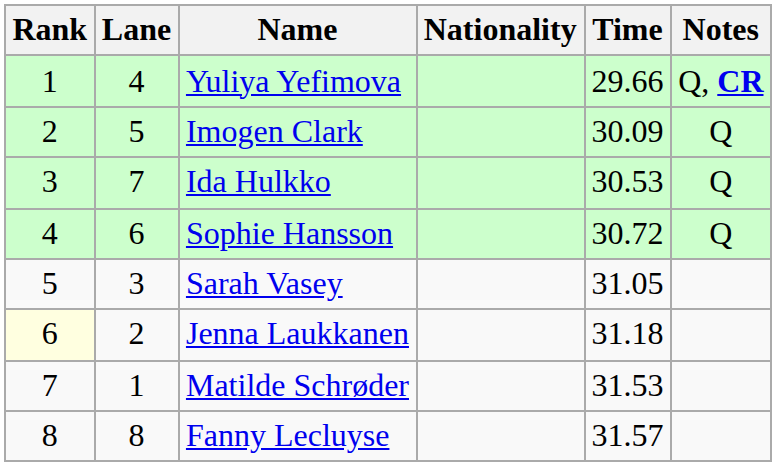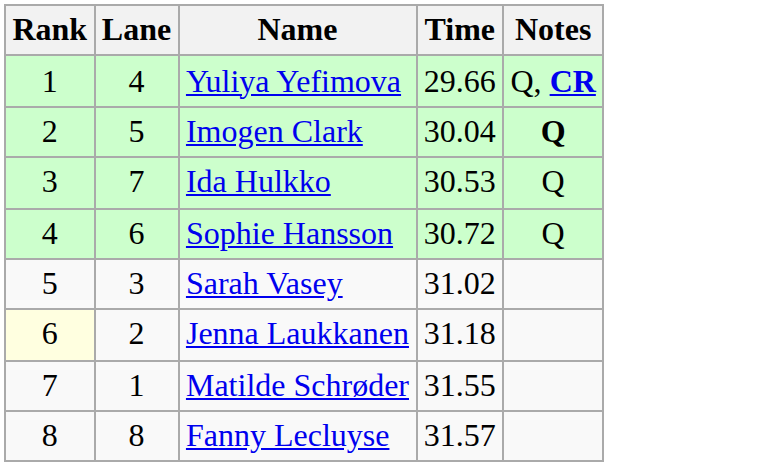- column: (500, 29)
(627, 131) 30.09 -> (460, 131) 30.04
(721, 131) normal -> (553, 131) bold
(627, 283) 31.05 -> (460, 283) 31.02
(627, 385) 31.53 -> (460, 385) 31.55
